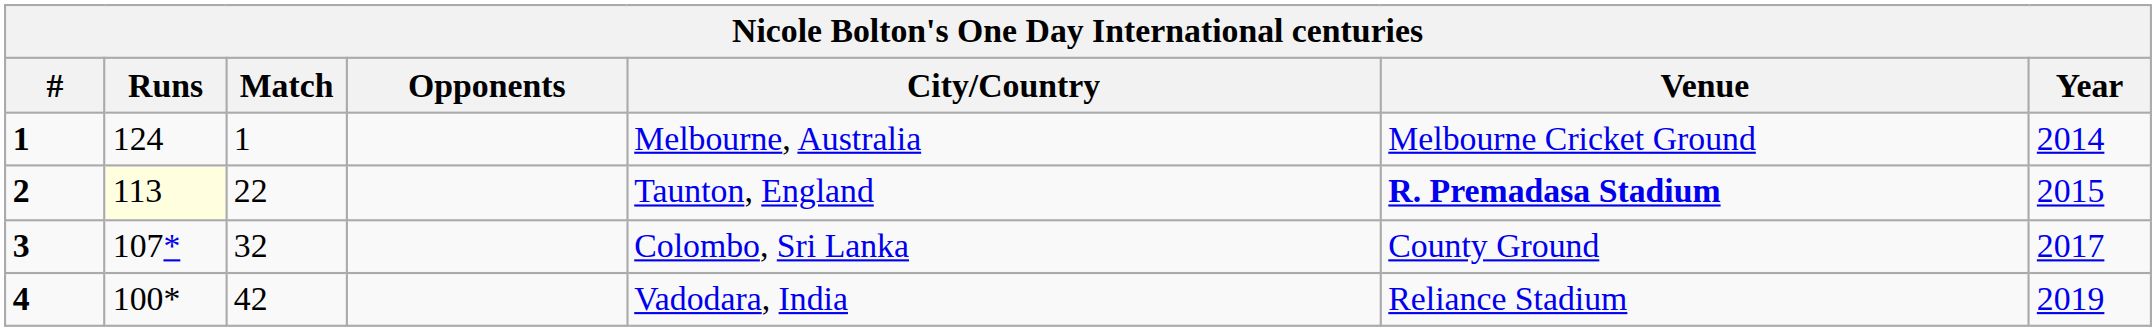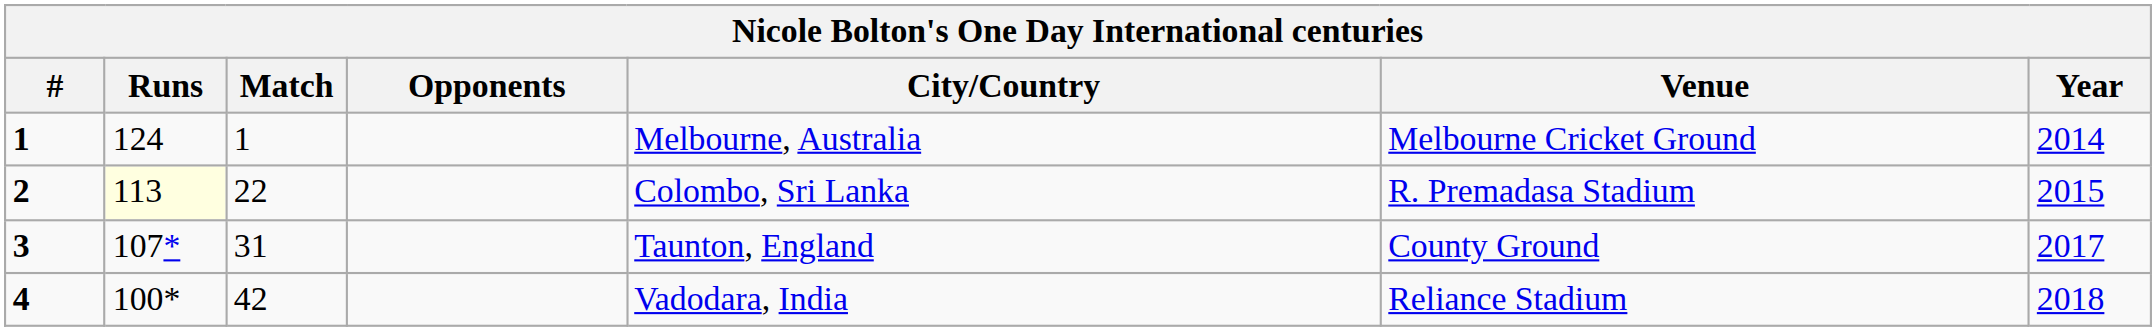(754, 191) Taunton, England -> (772, 191) Colombo, Sri Lanka
(1554, 191) bold -> (1542, 191) normal
(251, 245) 32 -> (251, 245) 31
(772, 245) Colombo, Sri Lanka -> (754, 245) Taunton, England
(2071, 298) 2019 -> (2071, 298) 2018
